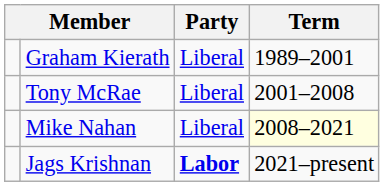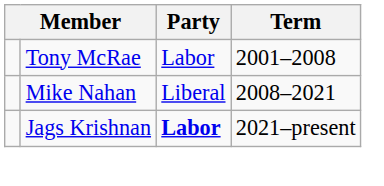- row: (98, 57)
(212, 92) Liberal -> (188, 57) Labor
(304, 127) lightyellow background -> (286, 92) no background
